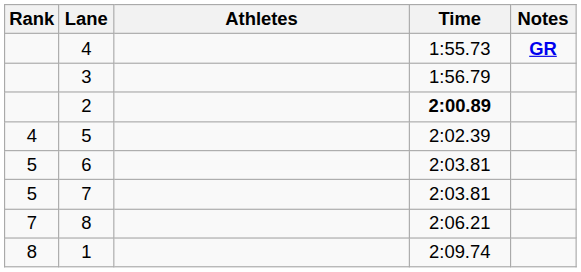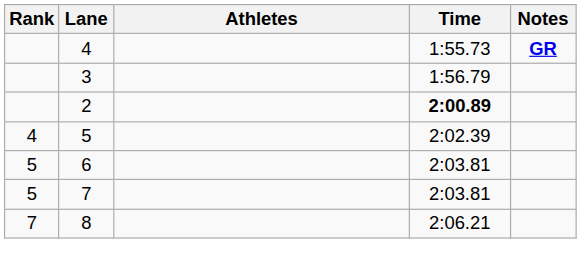- row: (86, 252)
